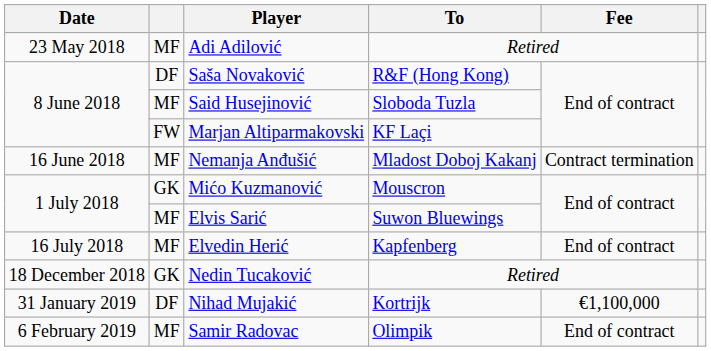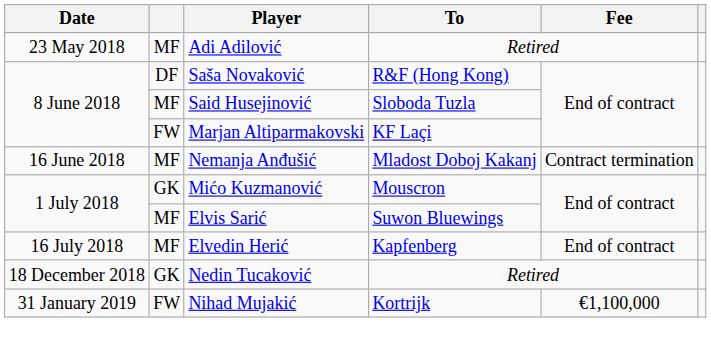(167, 302) DF -> (167, 302) FW
- row: (243, 331)
